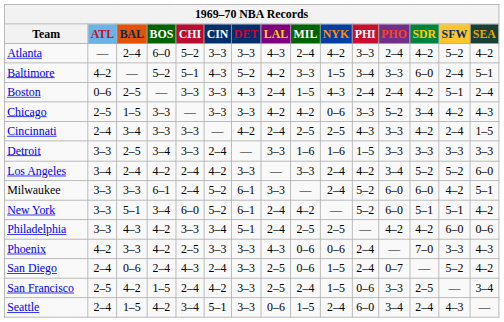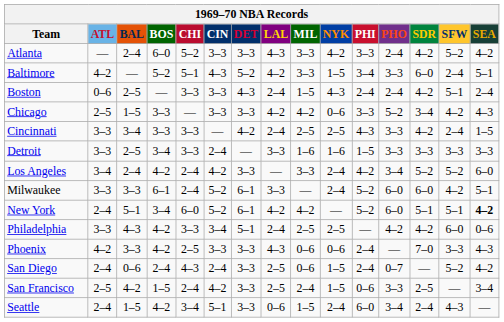(305, 53) 2–4 -> (305, 53) 3–3
(102, 131) 2–4 -> (102, 131) 3–3
(102, 209) 3–3 -> (102, 209) 2–4
(276, 209) 2–4 -> (276, 209) 4–2
(484, 209) normal -> (484, 209) bold
